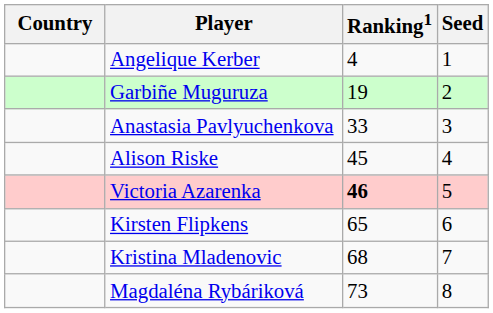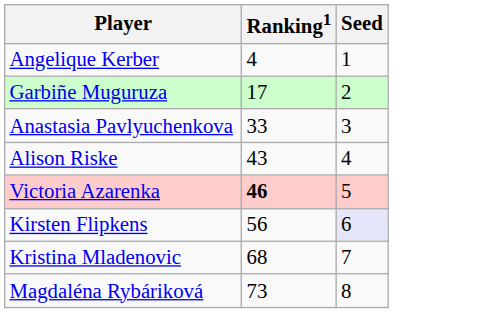- column: (55, 23)
(358, 92) 19 -> (257, 92) 17
(358, 158) 45 -> (257, 158) 43
(358, 224) 65 -> (257, 224) 56
(447, 224) no background -> (346, 224) lavender background
